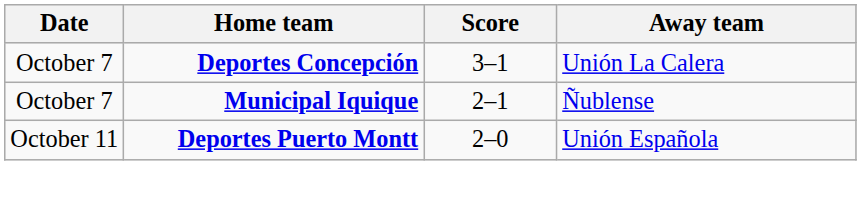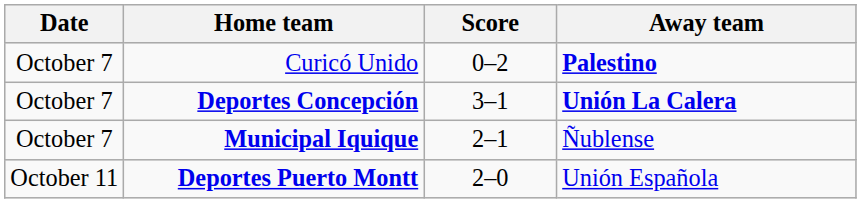+ row: (352, 62)
(643, 62) normal -> (649, 100) bold
